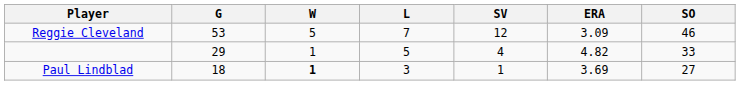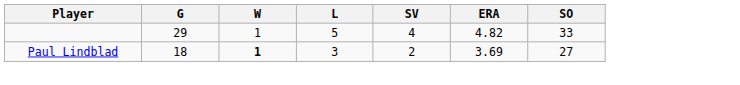- row: (88, 33)
(500, 70) 1 -> (412, 52) 2
